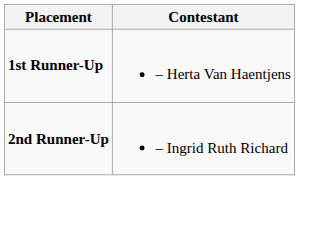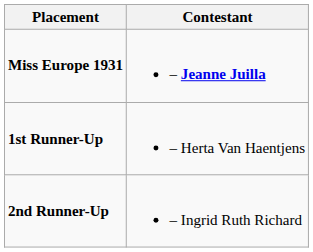+ row: (65, 65)
